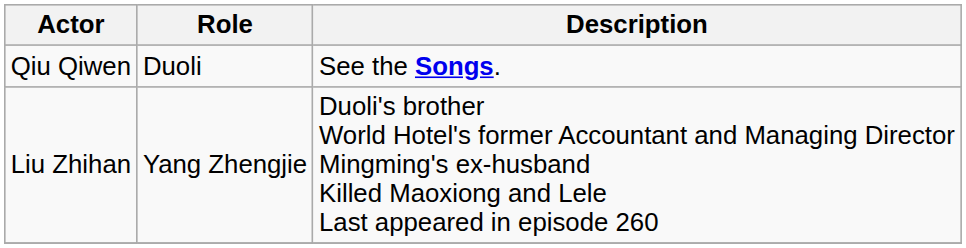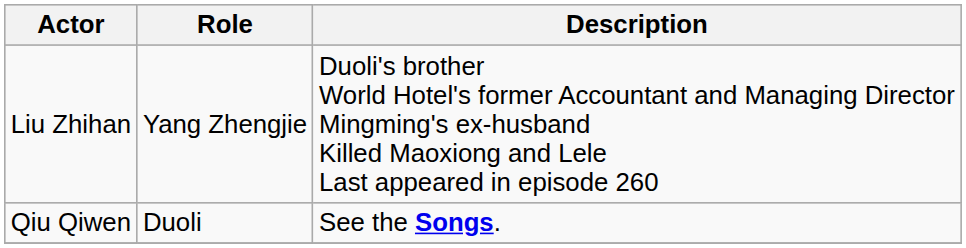rows swapped: (71, 164) <-> (71, 65)
